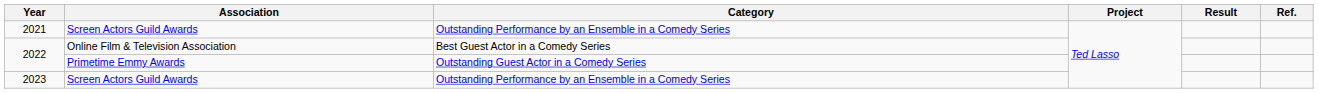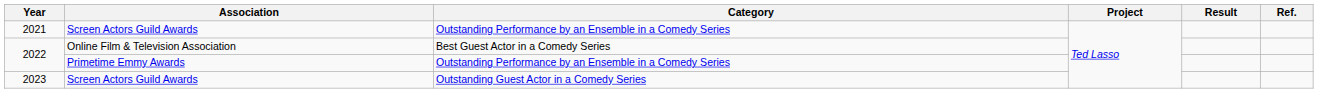(541, 63) Outstanding Guest Actor in a Comedy Series -> (583, 63) Outstanding Performance by an Ensemble in a Comedy Series
(583, 79) Outstanding Performance by an Ensemble in a Comedy Series -> (541, 79) Outstanding Guest Actor in a Comedy Series
